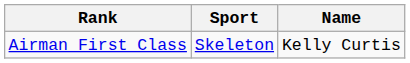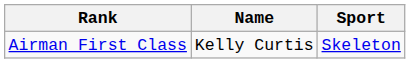columns swapped: (341, 18) <-> (234, 18)
